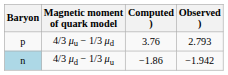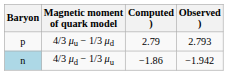(151, 41) 3.76 -> (151, 41) 2.79
